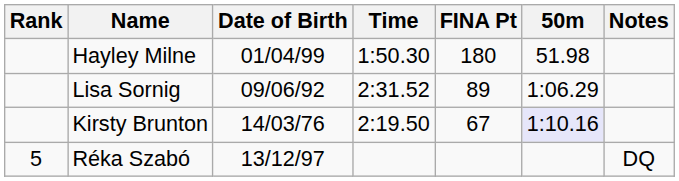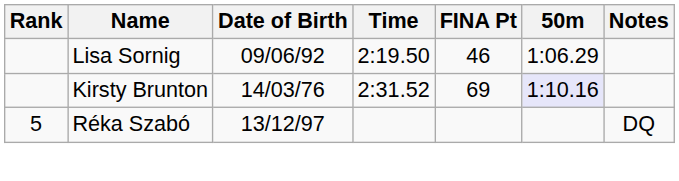- row: (134, 55)
(394, 90) 2:31.52 -> (394, 55) 2:19.50
(478, 90) 89 -> (478, 55) 46
(394, 124) 2:19.50 -> (394, 90) 2:31.52
(478, 124) 67 -> (478, 90) 69
